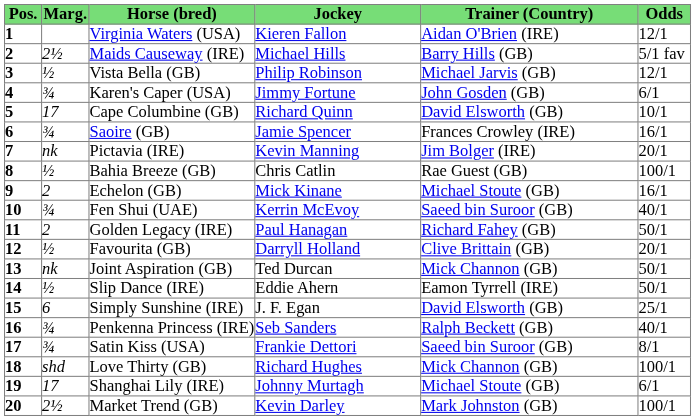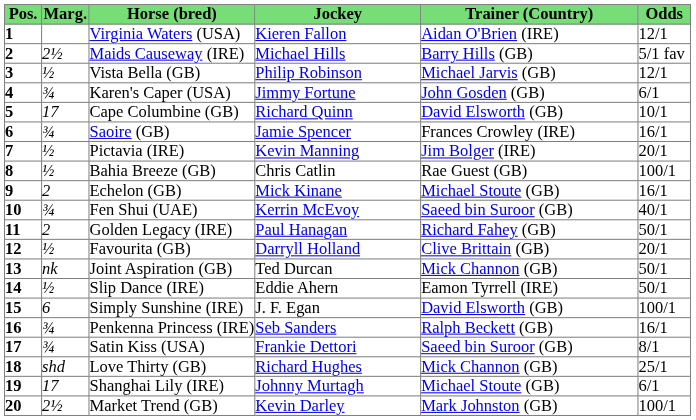(50, 151) nk -> (48, 151) ½
(653, 307) 25/1 -> (657, 307) 100/1
(653, 327) 40/1 -> (653, 327) 16/1
(657, 366) 100/1 -> (653, 366) 25/1
